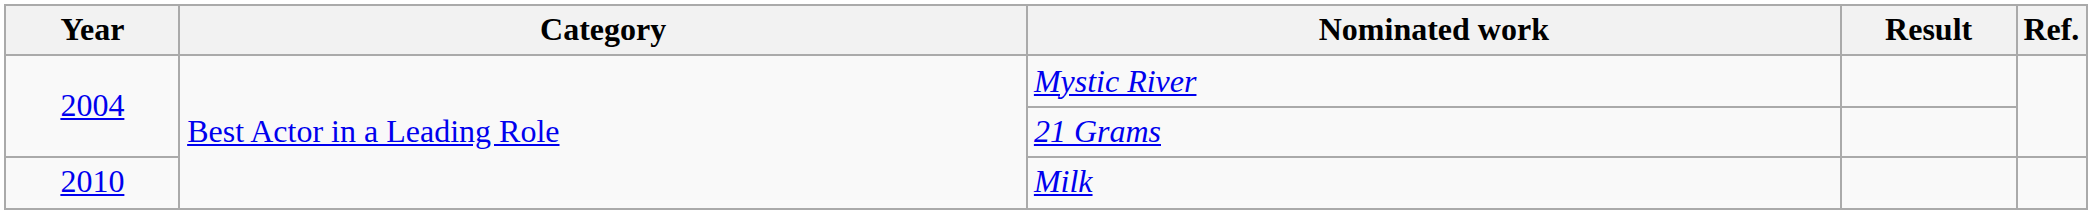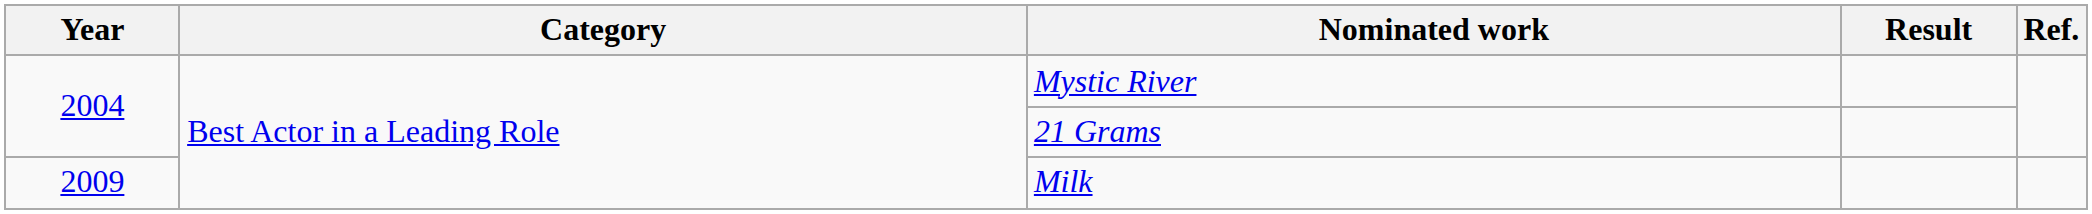(92, 182) 2010 -> (92, 182) 2009
